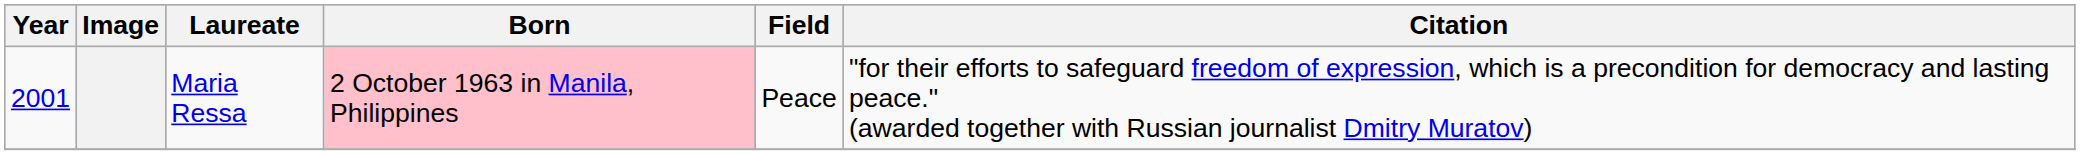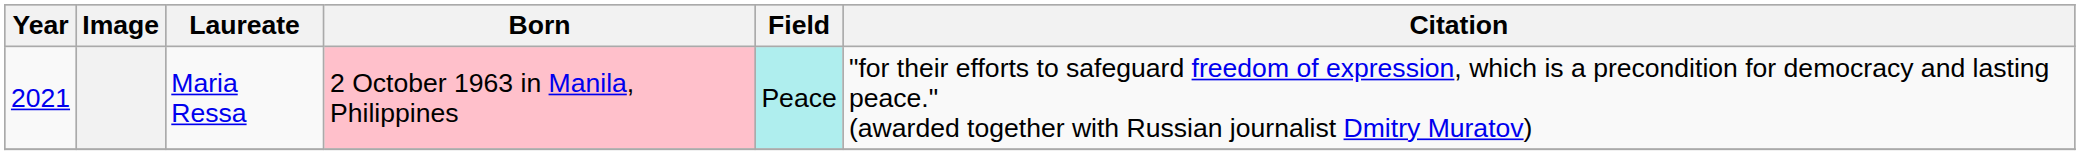(40, 97) 2001 -> (40, 97) 2021
(799, 97) no background -> (799, 97) paleturquoise background
